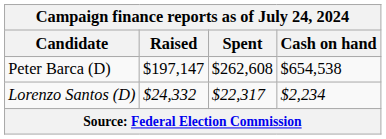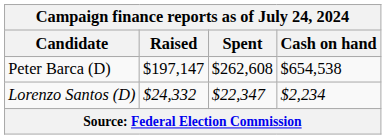(238, 95) $22,317 -> (238, 95) $22,347
